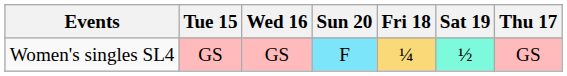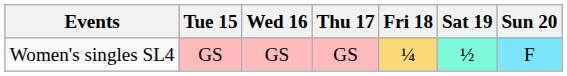columns swapped: (528, 21) <-> (345, 21)
